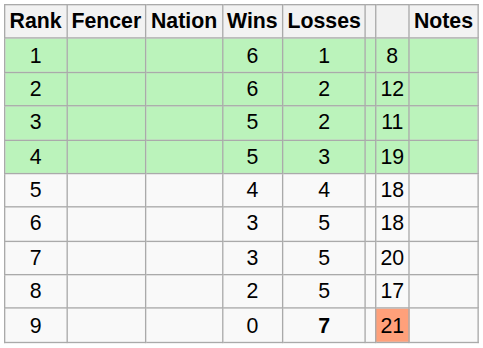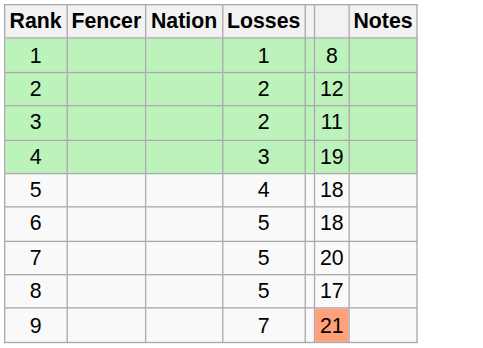- column: (252, 21)
(324, 325) bold -> (264, 325) normal
